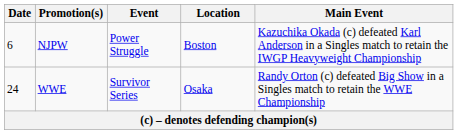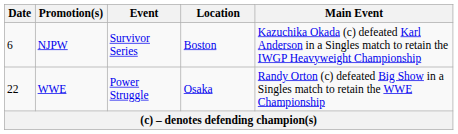(129, 44) Power Struggle -> (130, 44) Survivor Series
(13, 89) 24 -> (13, 89) 22
(130, 89) Survivor Series -> (129, 89) Power Struggle
